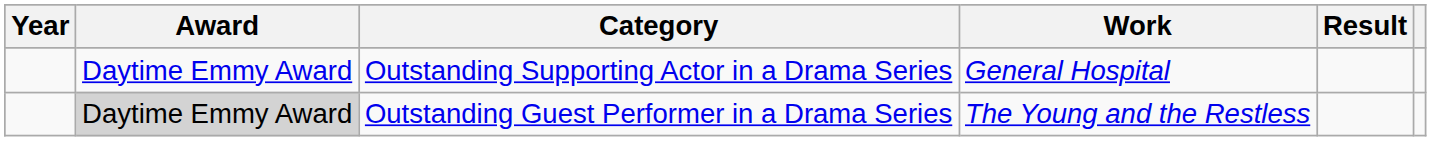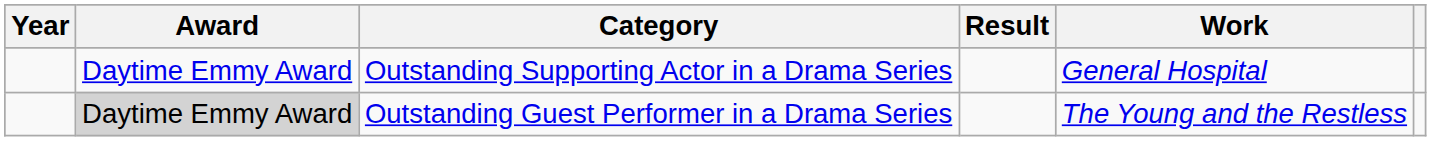columns swapped: (1138, 26) <-> (1365, 26)
